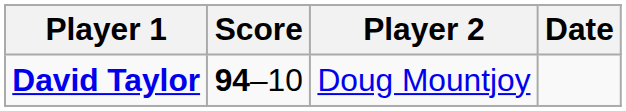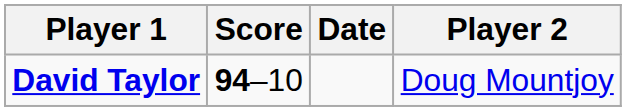columns swapped: (424, 29) <-> (579, 29)
